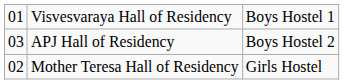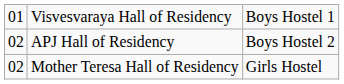(16, 41) 03 -> (16, 41) 02
